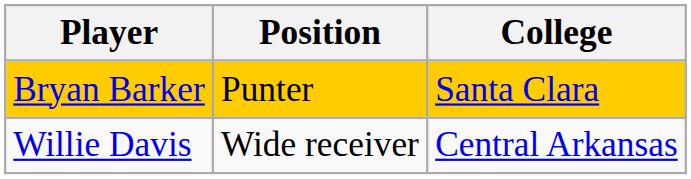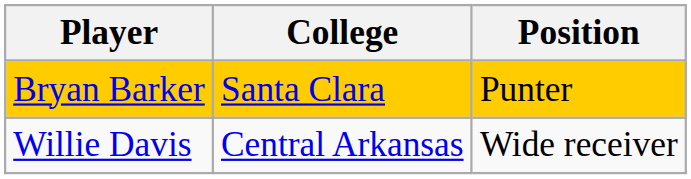columns swapped: (320, 32) <-> (556, 32)
